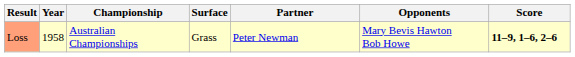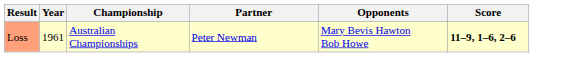- column: (210, 13)
(53, 36) 1958 -> (53, 36) 1961
